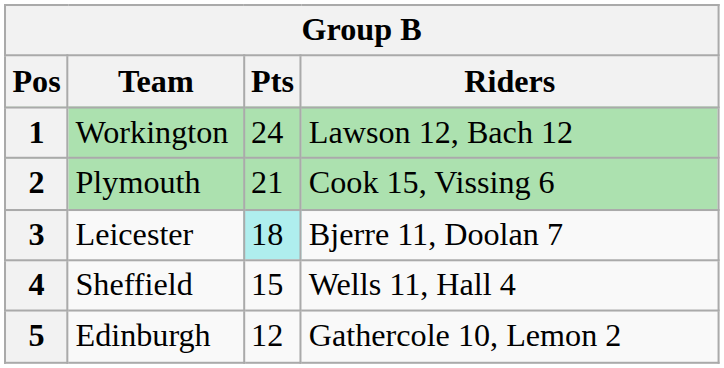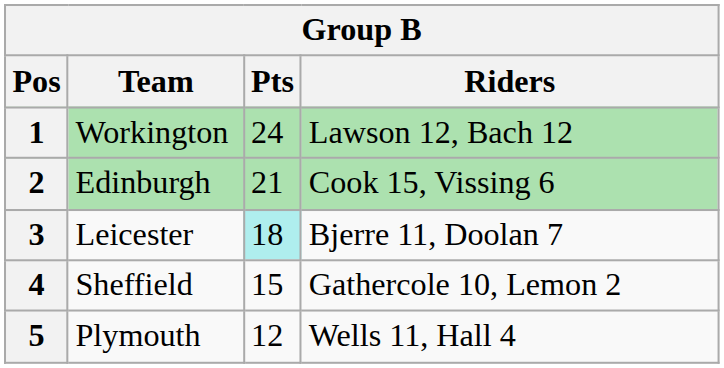(138, 183) Plymouth -> (143, 183) Edinburgh
(412, 285) Wells 11, Hall 4 -> (465, 285) Gathercole 10, Lemon 2
(143, 336) Edinburgh -> (138, 336) Plymouth
(465, 336) Gathercole 10, Lemon 2 -> (412, 336) Wells 11, Hall 4
